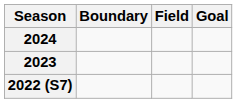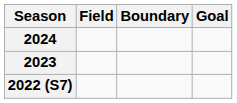columns swapped: (172, 16) <-> (114, 16)
